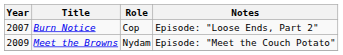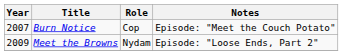(237, 27) Episode: "Loose Ends, Part 2" -> (245, 27) Episode: "Meet the Couch Potato"
(245, 42) Episode: "Meet the Couch Potato" -> (237, 42) Episode: "Loose Ends, Part 2"
